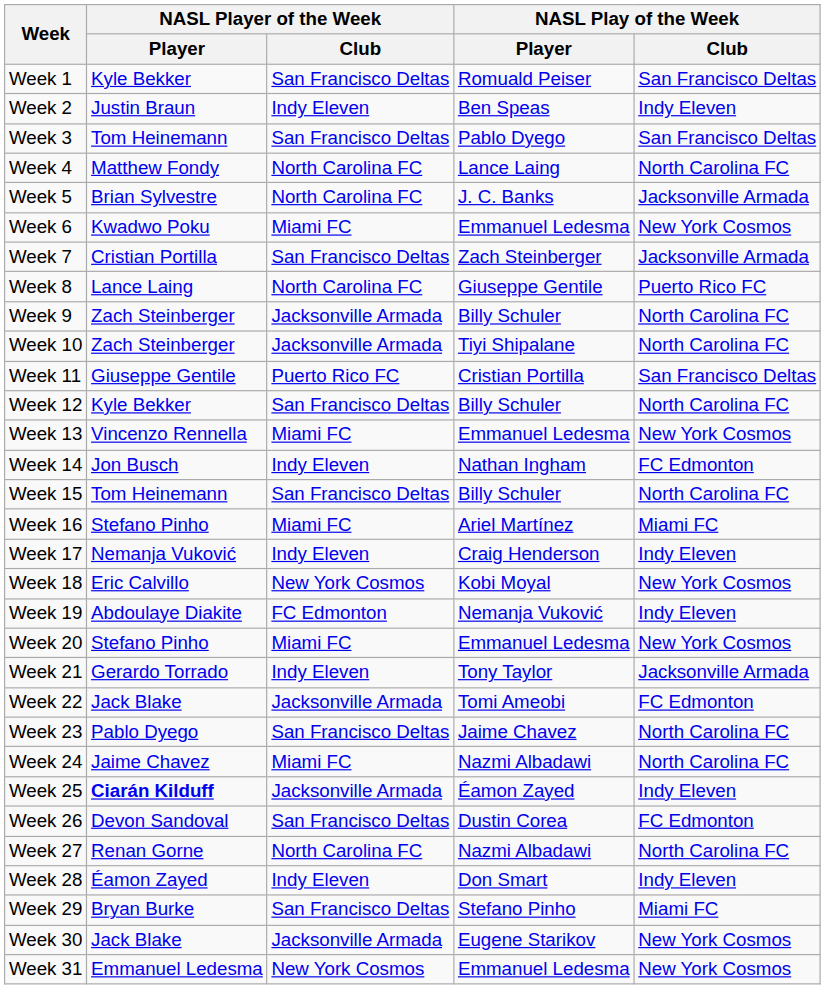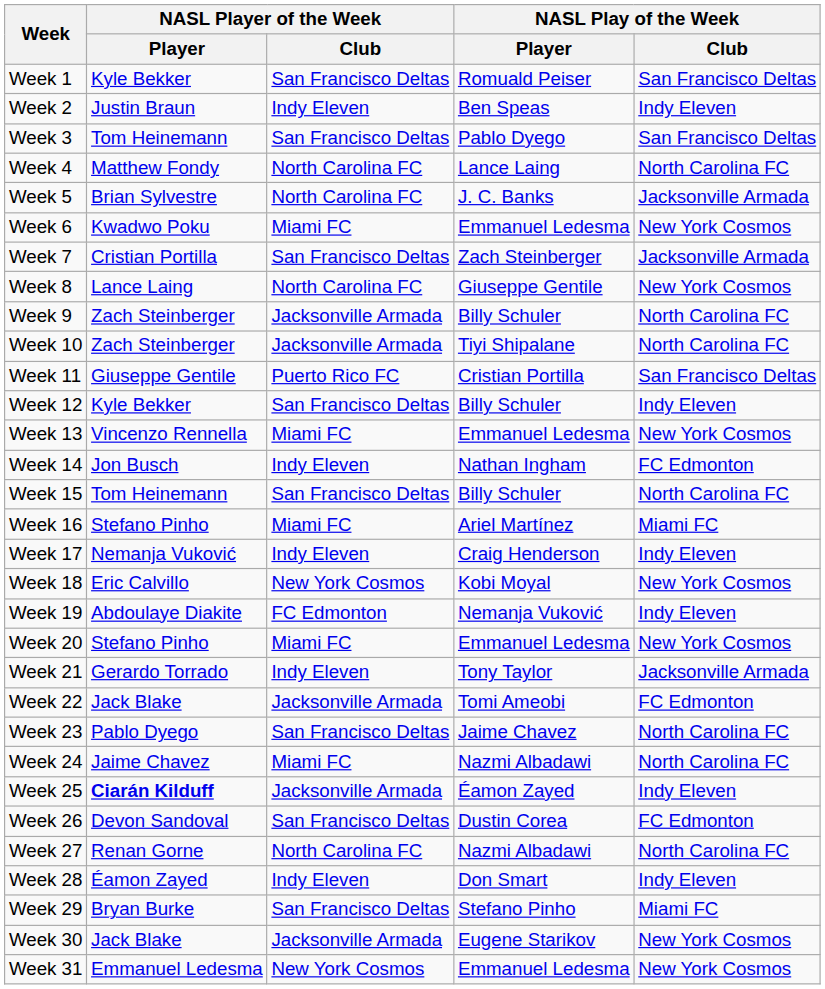(702, 286) Puerto Rico FC -> (715, 286) New York Cosmos
(714, 405) North Carolina FC -> (687, 405) Indy Eleven
